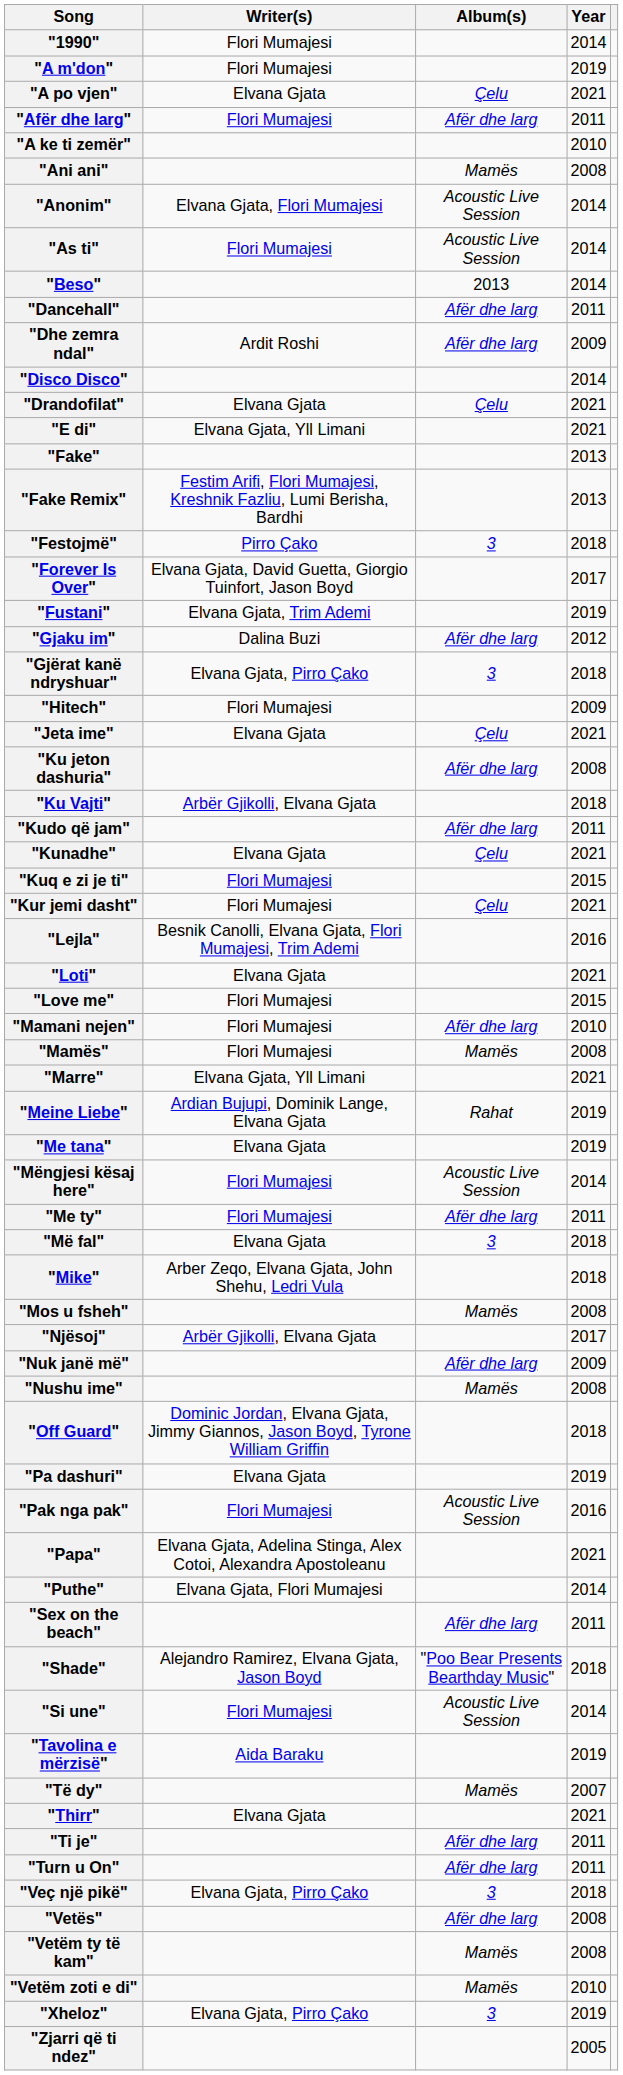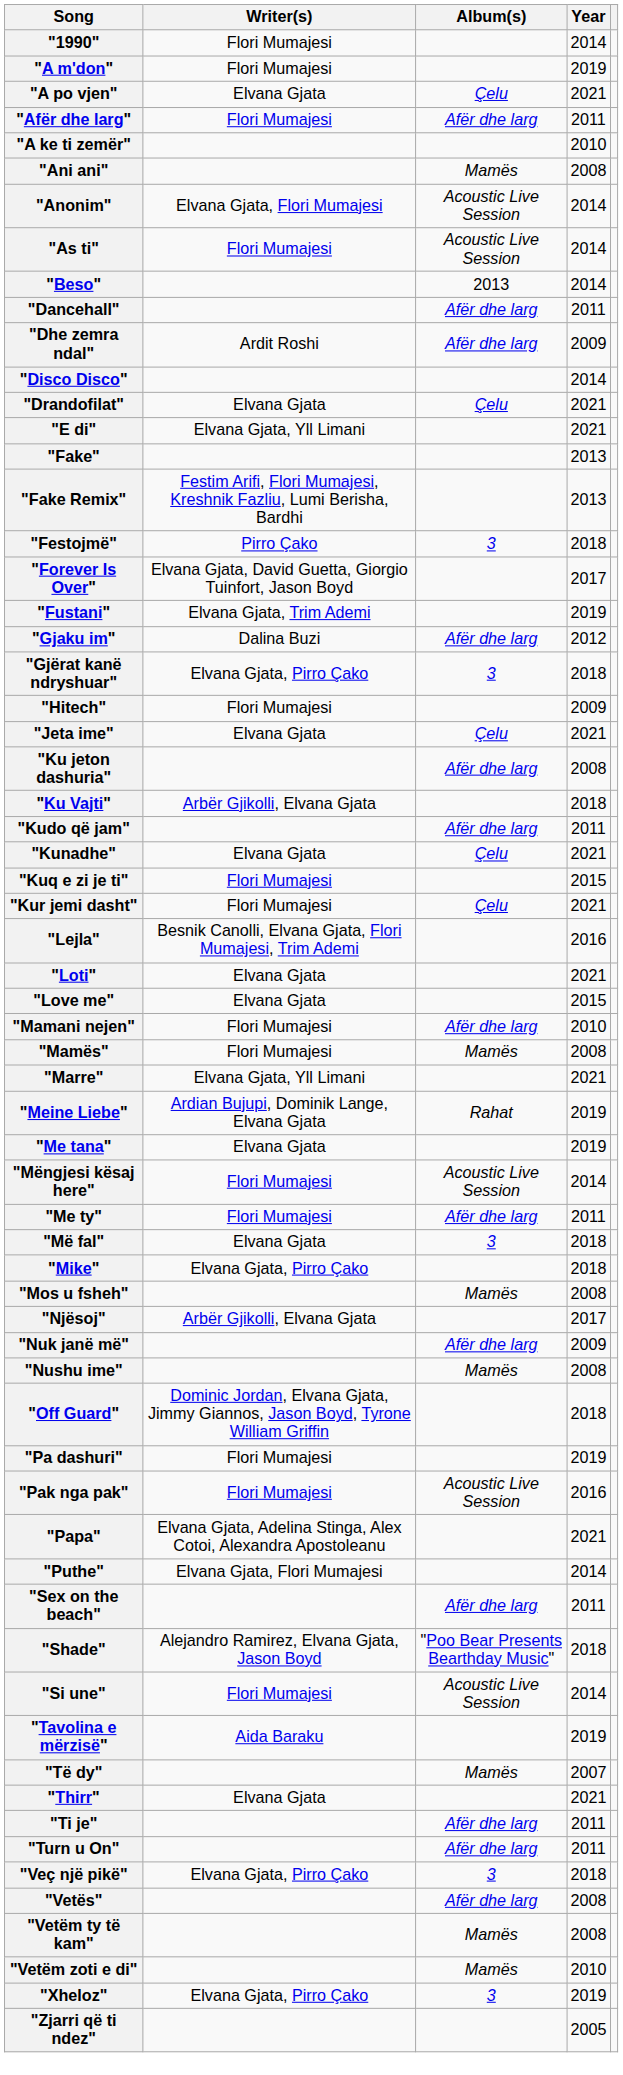(279, 1001) Flori Mumajesi -> (279, 1001) Elvana Gjata
(279, 1277) Arber Zeqo, Elvana Gjata, John Shehu, Ledri Vula -> (279, 1268) Elvana Gjata, Pirro Çako
(279, 1476) Elvana Gjata -> (279, 1458) Flori Mumajesi
